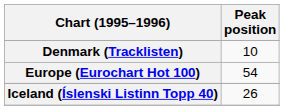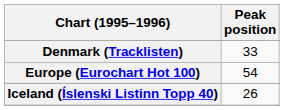(250, 51) 10 -> (250, 51) 33
